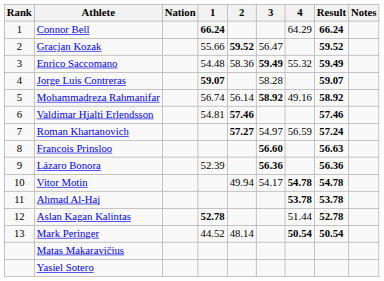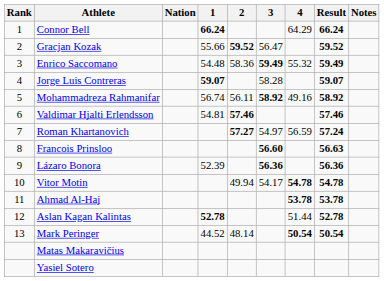(242, 98) 56.14 -> (242, 98) 56.11
